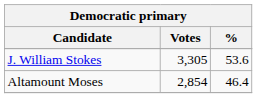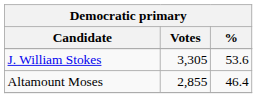(192, 82) 2,854 -> (192, 82) 2,855
